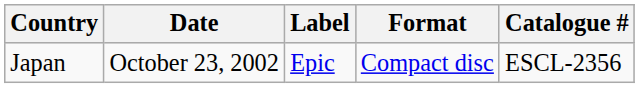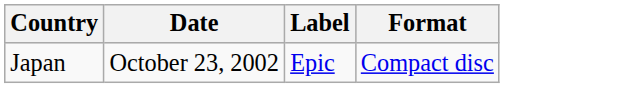- column: (567, 23)
